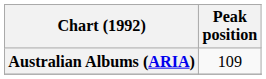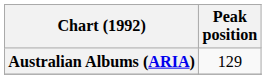(230, 61) 109 -> (230, 61) 129
